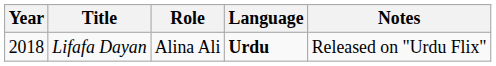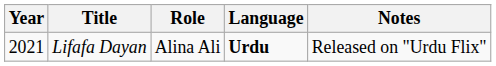(26, 46) 2018 -> (26, 46) 2021
